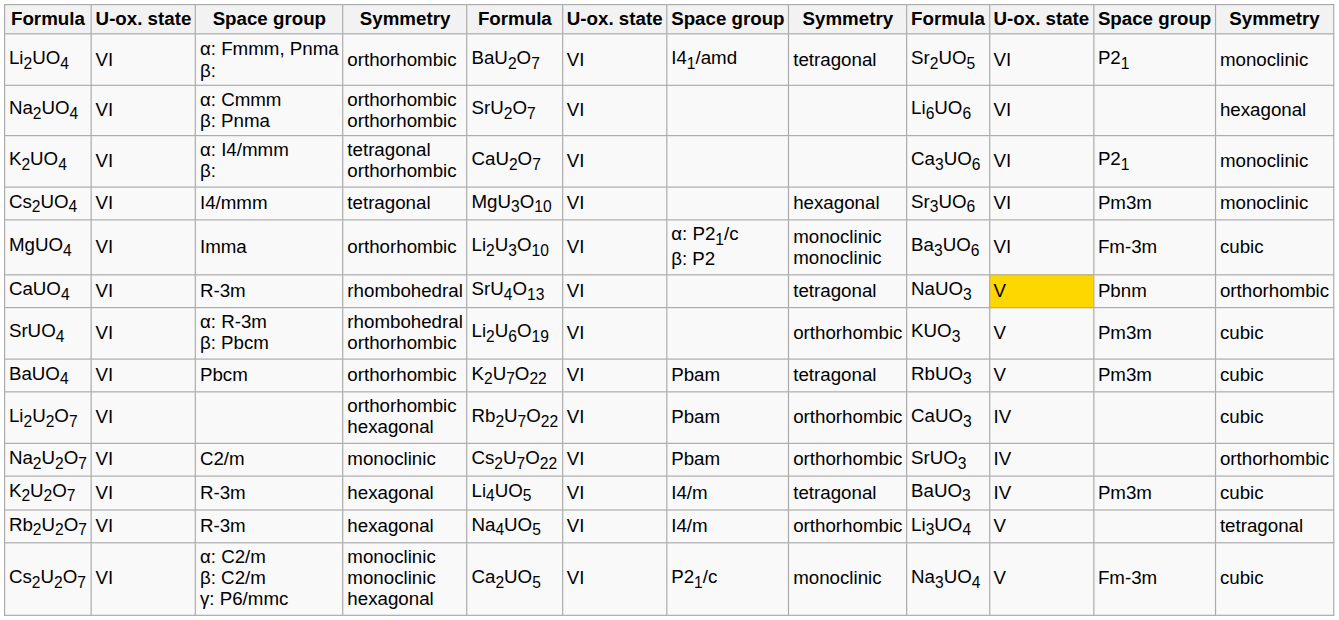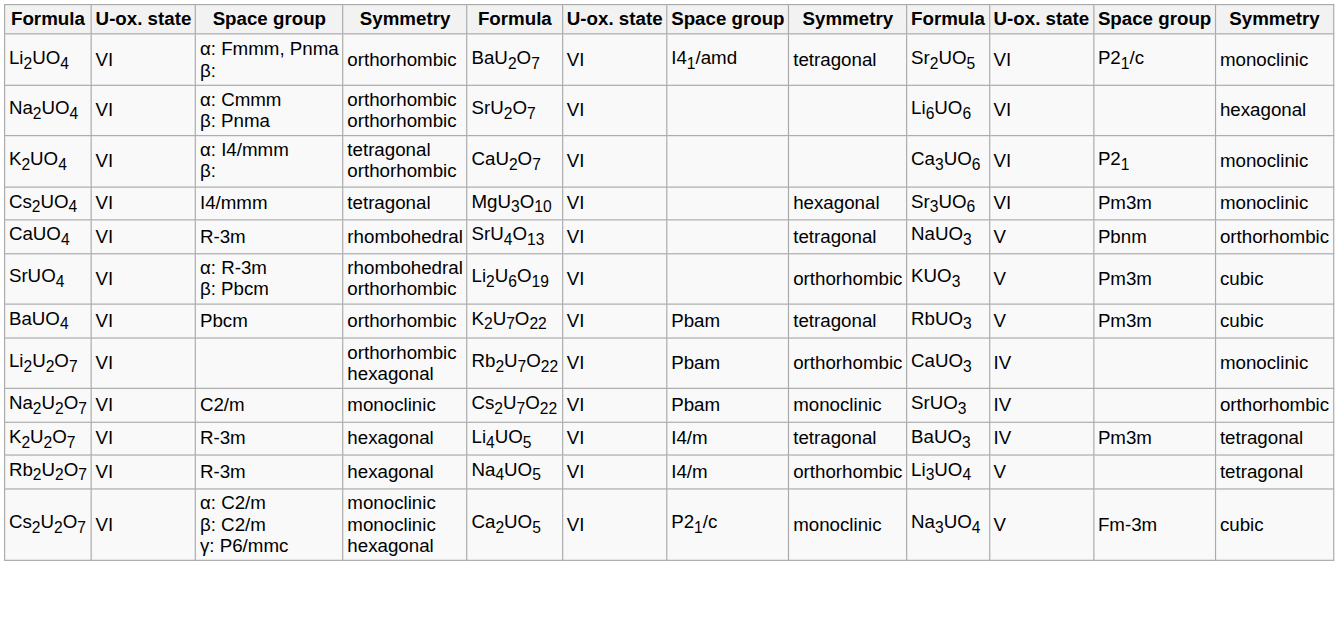(1114, 60) P21 -> (1121, 60) P21/c
- row: (40, 247)
(1000, 291) gold background -> (1000, 236) no background
(1242, 417) cubic -> (1264, 362) monoclinic
(848, 459) orthorhombic -> (837, 404) monoclinic
(1242, 492) cubic -> (1262, 438) tetragonal
